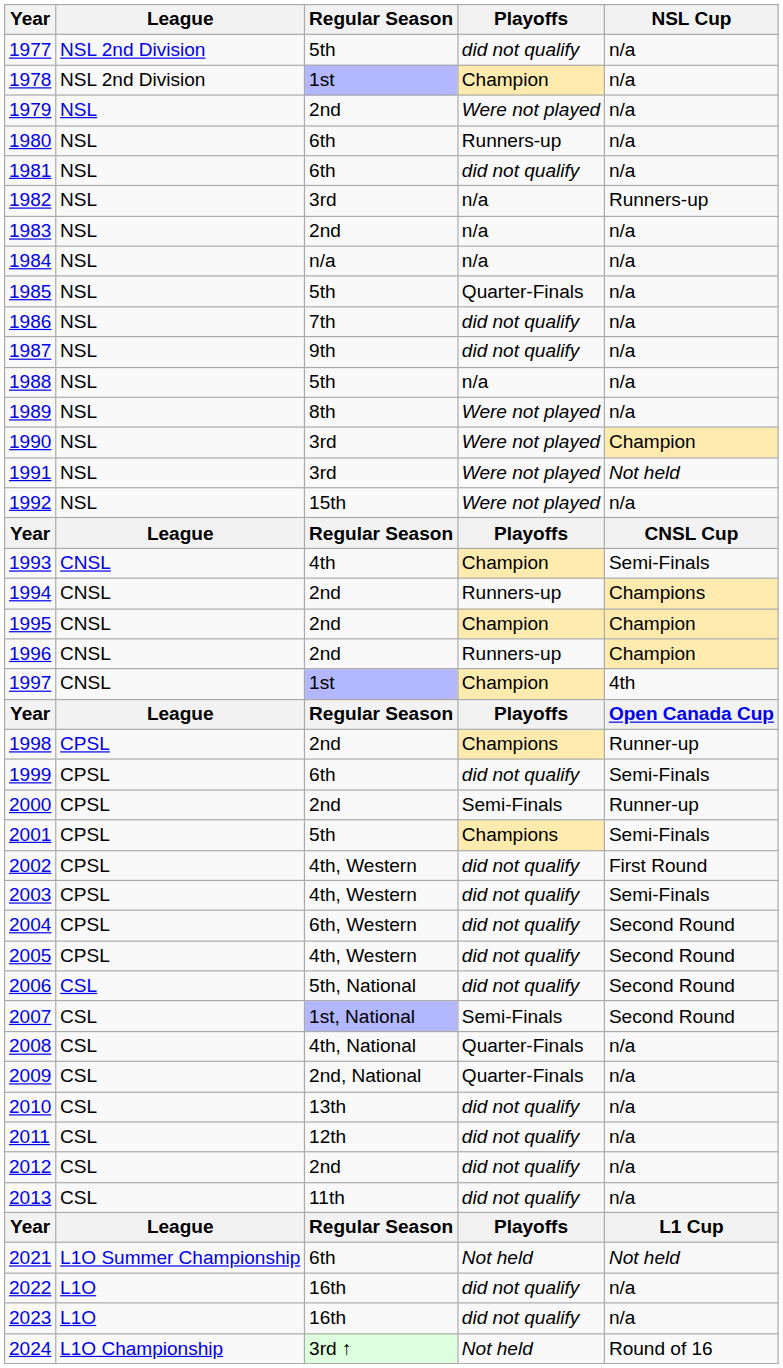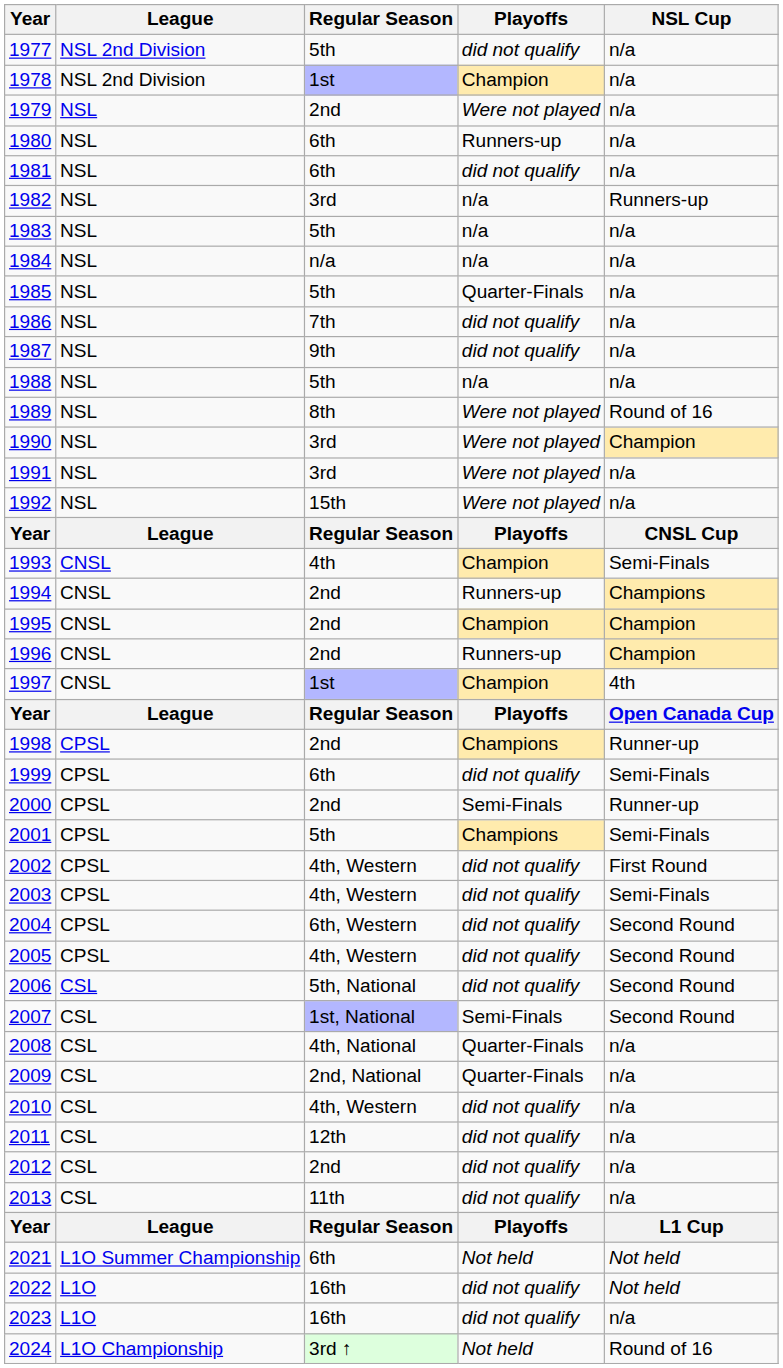(325, 230) 2nd -> (322, 230) 5th
(622, 412) n/a -> (661, 412) Round of 16
(644, 472) Not held -> (622, 472) n/a
(328, 1106) 13th -> (363, 1106) 4th, Western
(622, 1287) n/a -> (644, 1287) Not held
